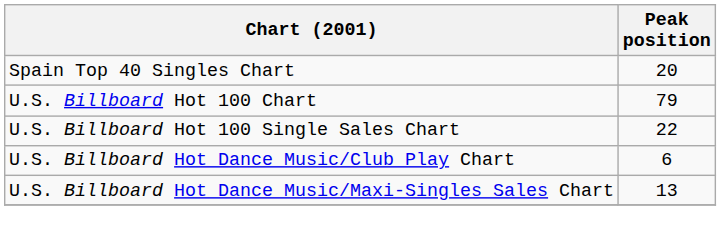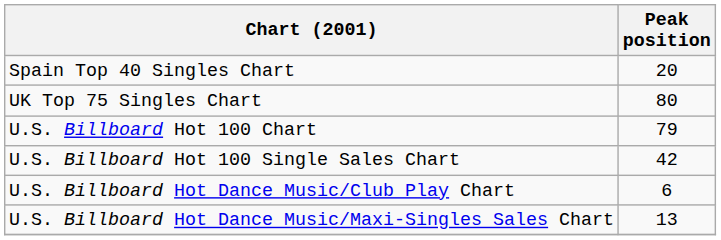+ row: (136, 101)
(667, 130) 22 -> (667, 160) 42
